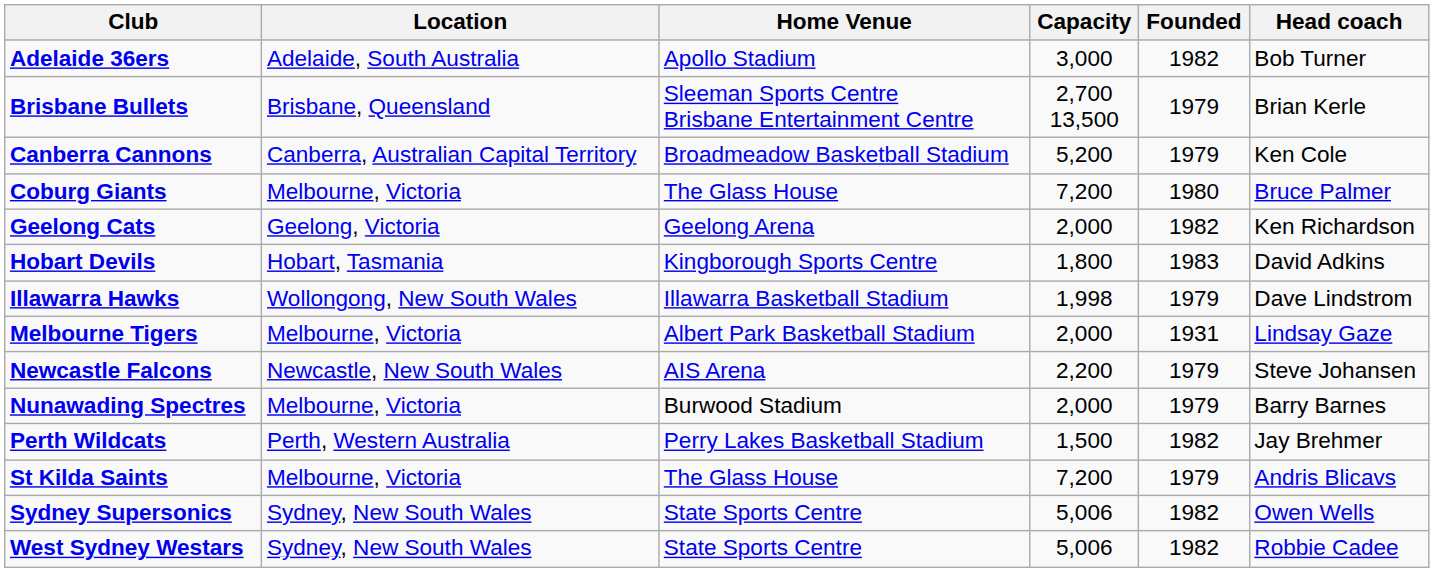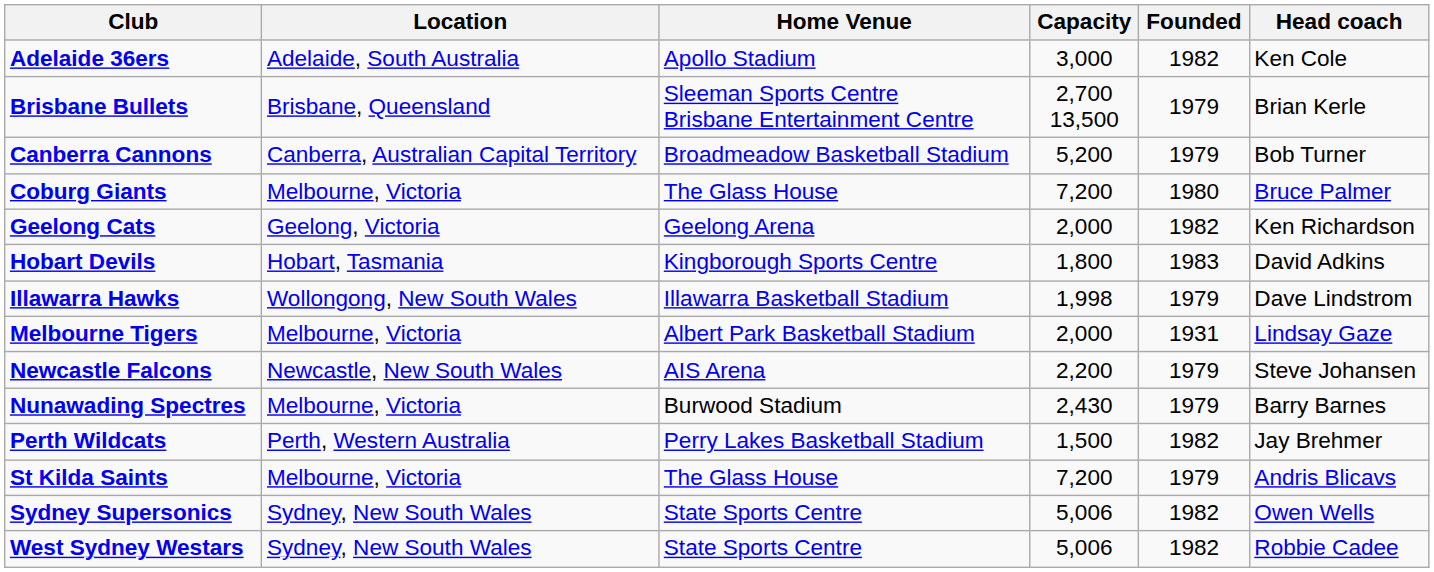(1310, 58) Bob Turner -> (1301, 58) Ken Cole
(1301, 155) Ken Cole -> (1310, 155) Bob Turner
(1084, 405) 2,000 -> (1084, 405) 2,430
